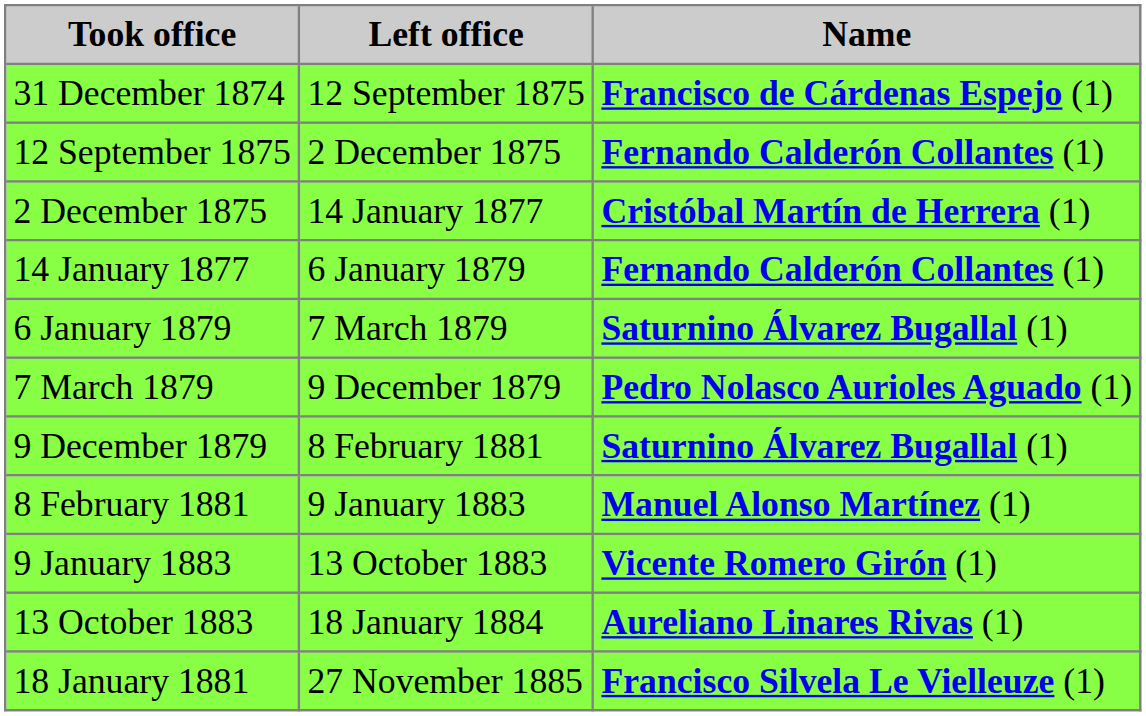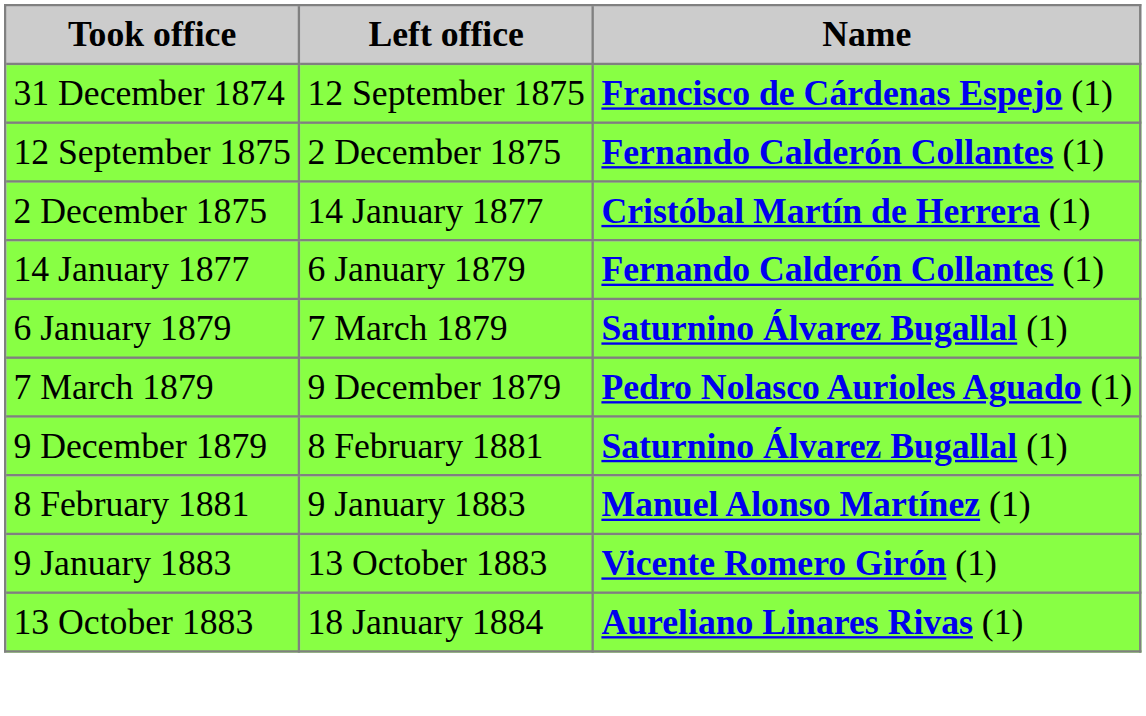- row: (131, 680)
